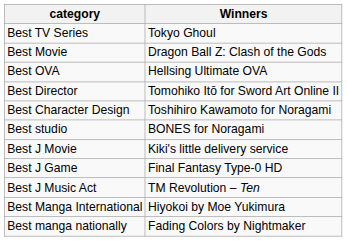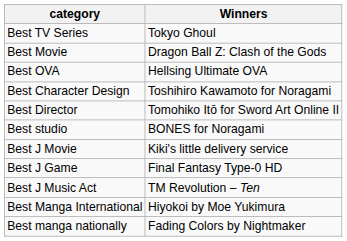rows swapped: (42, 91) <-> (68, 110)
